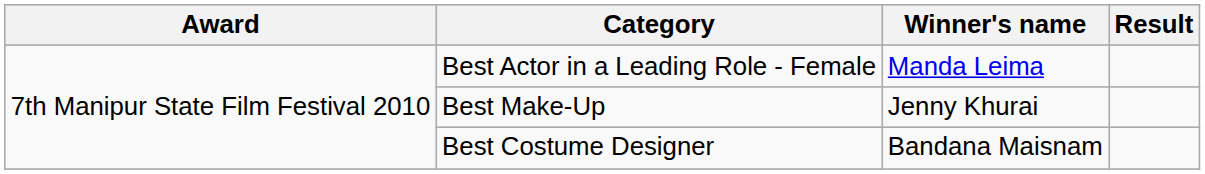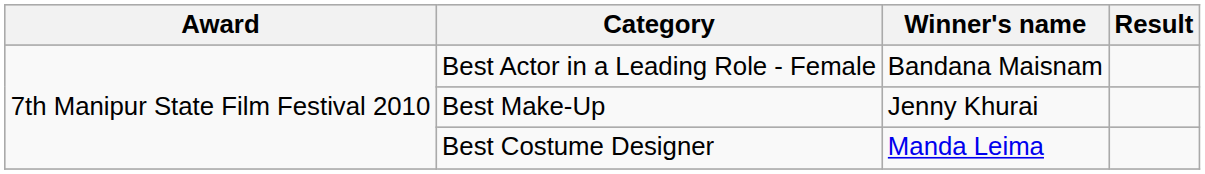(966, 65) Manda Leima -> (995, 65) Bandana Maisnam
(995, 147) Bandana Maisnam -> (966, 147) Manda Leima
